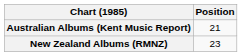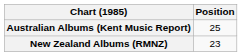(215, 28) 21 -> (215, 28) 25
